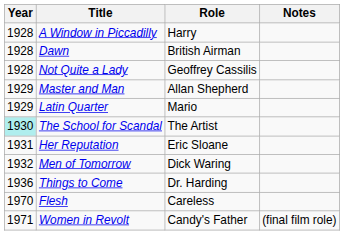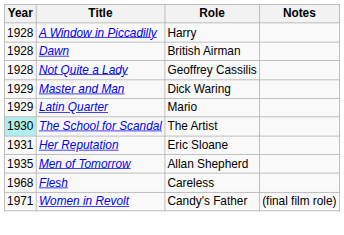(208, 88) Allan Shepherd -> (199, 88) Dick Waring
(20, 164) 1932 -> (20, 164) 1935
(199, 164) Dick Waring -> (208, 164) Allan Shepherd
- row: (81, 182)
(20, 201) 1970 -> (20, 182) 1968
